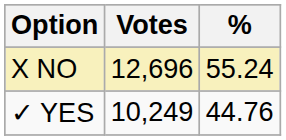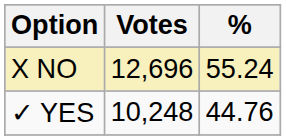(152, 112) 10,249 -> (152, 112) 10,248
